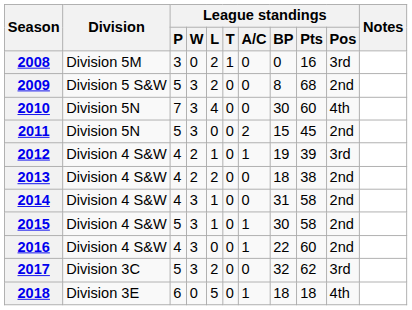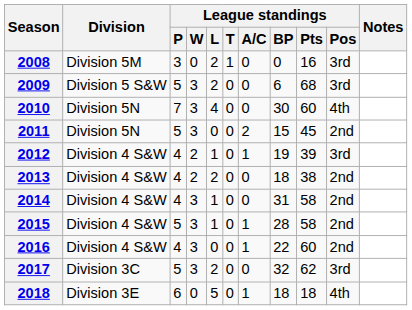(277, 85) 8 -> (277, 85) 6
(342, 85) 2nd -> (340, 85) 3rd
(281, 223) 30 -> (281, 223) 28
